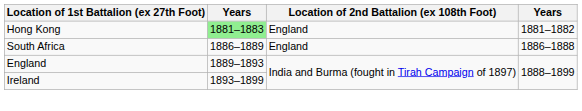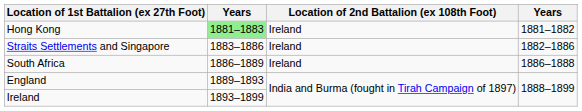(288, 30) England -> (285, 30) Ireland
+ row: (88, 47)
(288, 47) England -> (285, 64) Ireland
